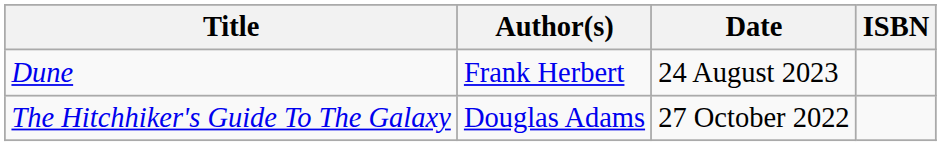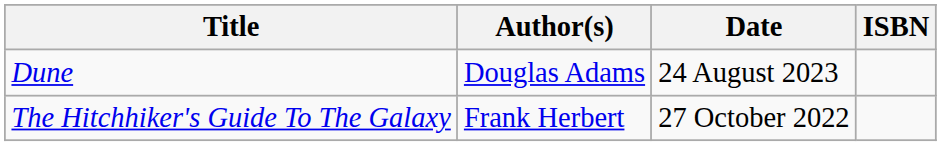(544, 72) Frank Herbert -> (554, 72) Douglas Adams
(554, 117) Douglas Adams -> (544, 117) Frank Herbert
